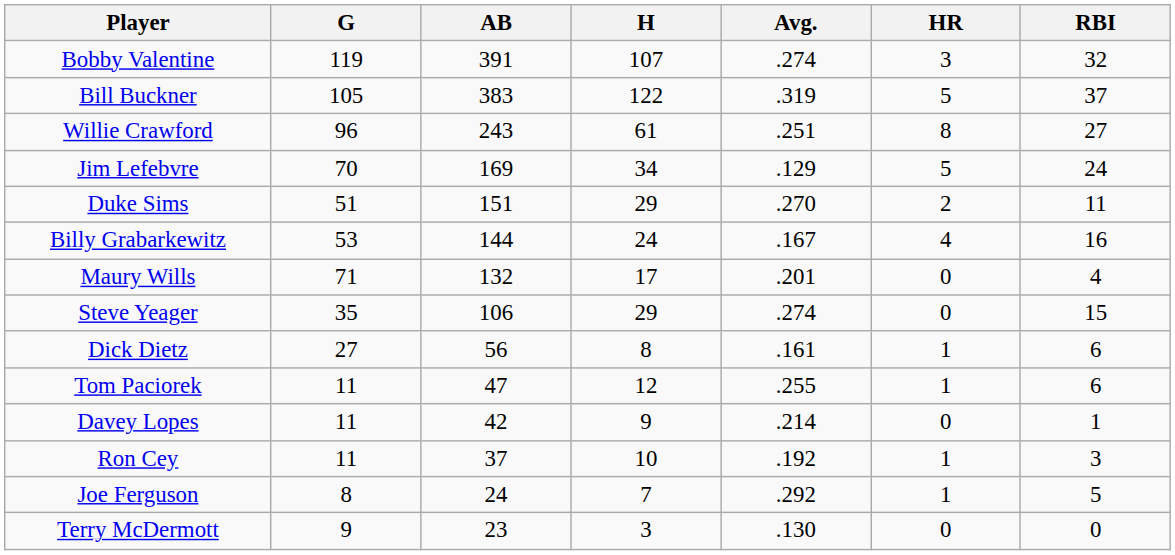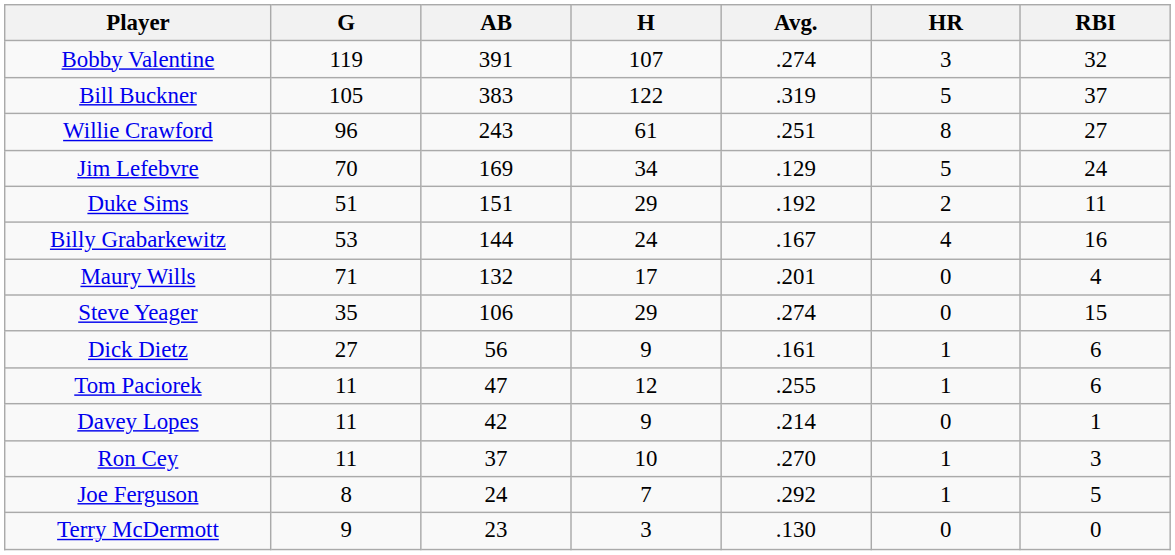(796, 204) .270 -> (796, 204) .192
(646, 349) 8 -> (646, 349) 9
(796, 458) .192 -> (796, 458) .270
